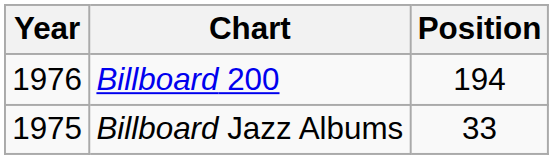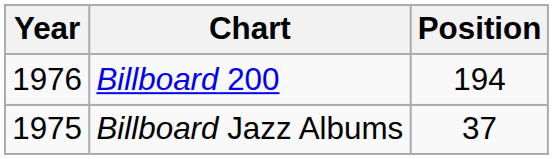(480, 128) 33 -> (480, 128) 37
